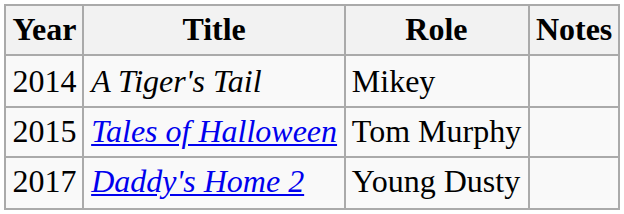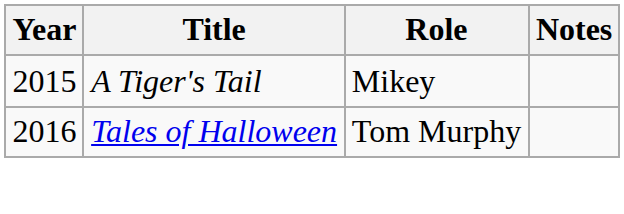(44, 80) 2014 -> (44, 80) 2015
(44, 131) 2015 -> (44, 131) 2016
- row: (198, 182)
